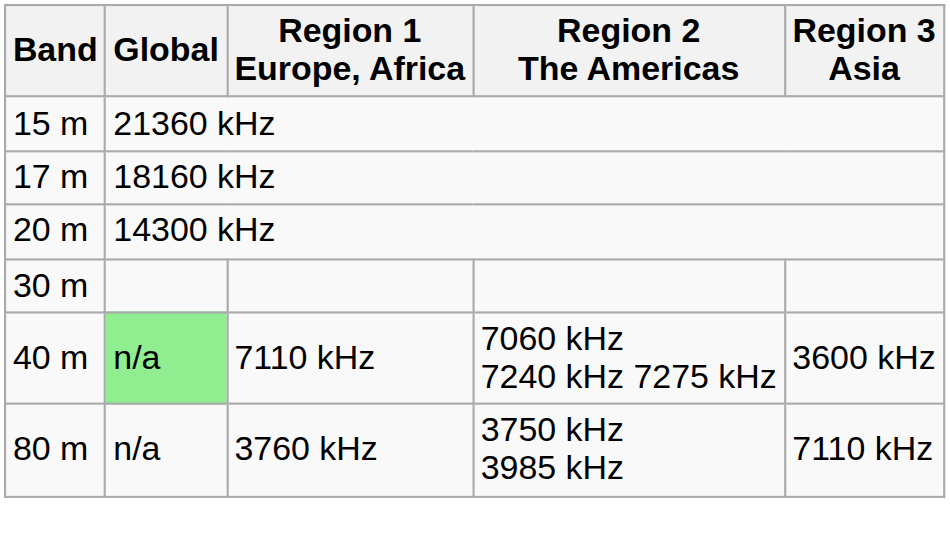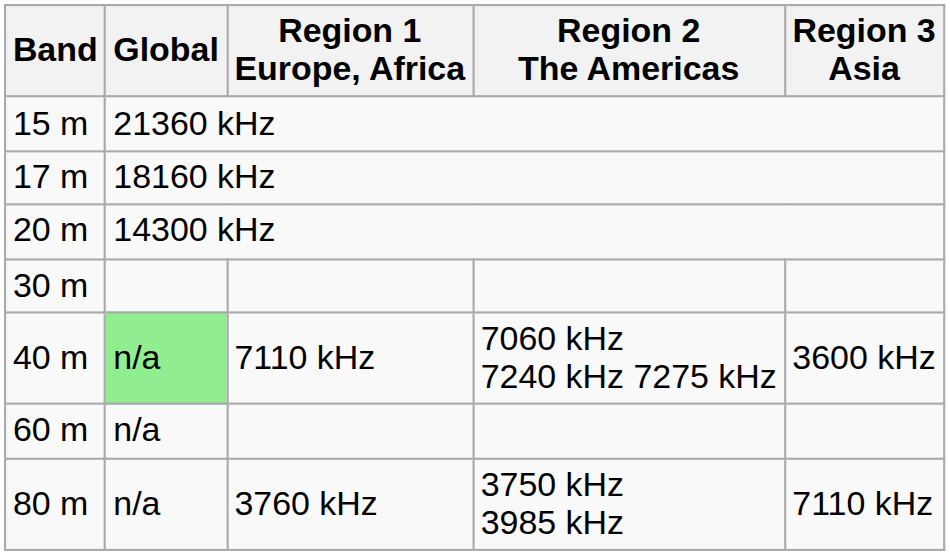+ row: (51, 430)
